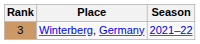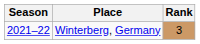columns swapped: (171, 13) <-> (20, 13)
